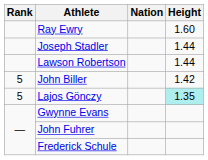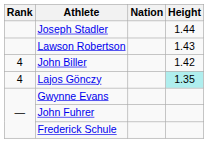- row: (60, 29)
(185, 63) 1.44 -> (185, 46) 1.43
(20, 79) 5 -> (20, 63) 4
(20, 96) 5 -> (20, 79) 4
